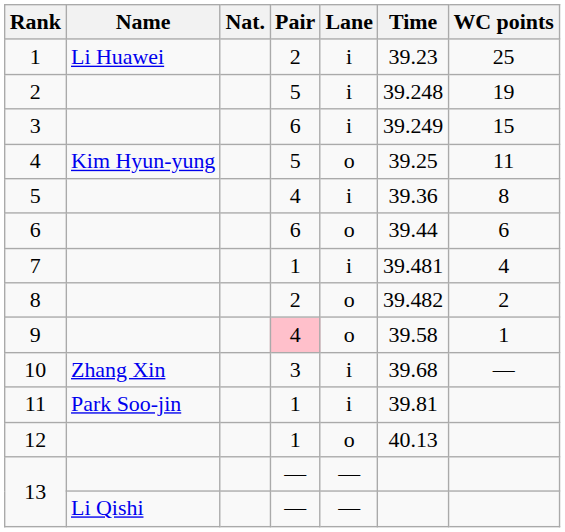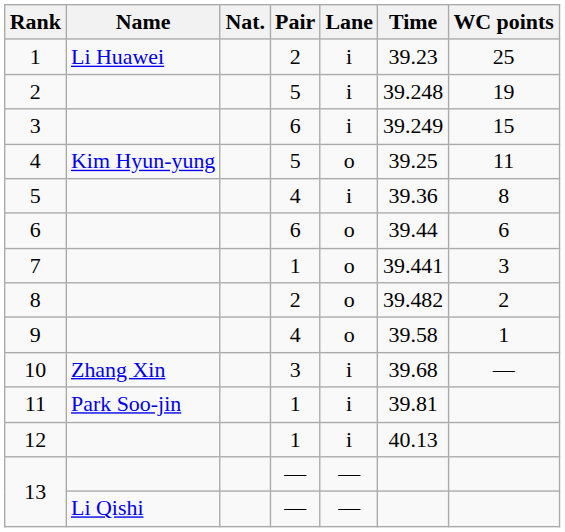(349, 265) i -> (349, 265) o
(413, 265) 39.481 -> (413, 265) 39.441
(504, 265) 4 -> (504, 265) 3
(295, 334) pink background -> (295, 334) no background
(349, 439) o -> (349, 439) i
